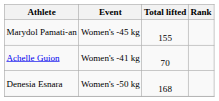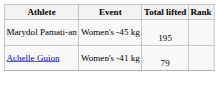(165, 38) 155 -> (165, 38) 195
(165, 63) 70 -> (165, 63) 79
- row: (35, 84)
